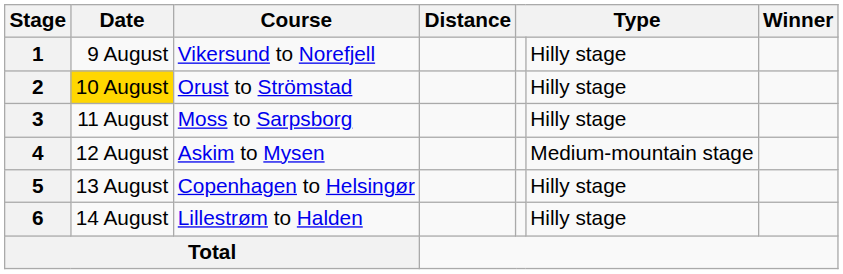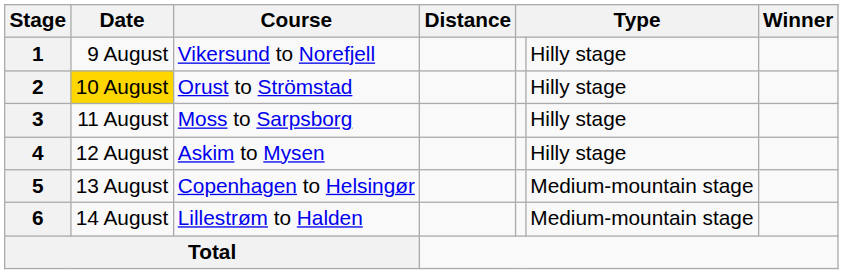(642, 152) Medium-mountain stage -> (578, 152) Hilly stage
(578, 185) Hilly stage -> (642, 185) Medium-mountain stage
(578, 218) Hilly stage -> (642, 218) Medium-mountain stage
